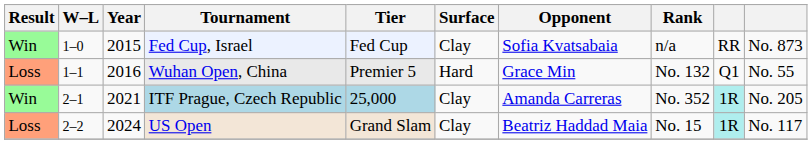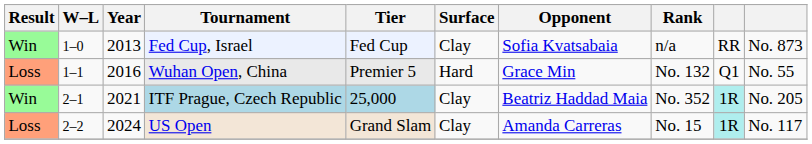(124, 44) 2015 -> (124, 44) 2013
(562, 98) Amanda Carreras -> (575, 98) Beatriz Haddad Maia
(575, 125) Beatriz Haddad Maia -> (562, 125) Amanda Carreras
